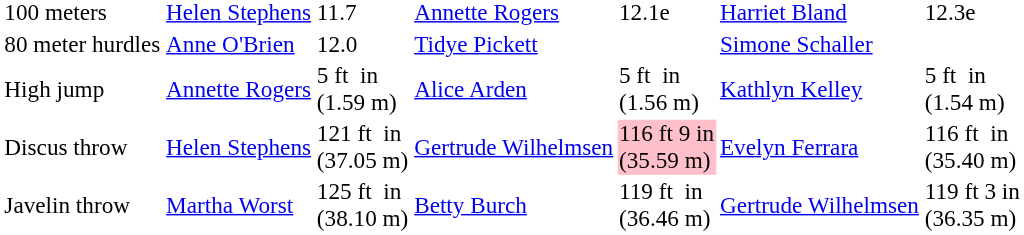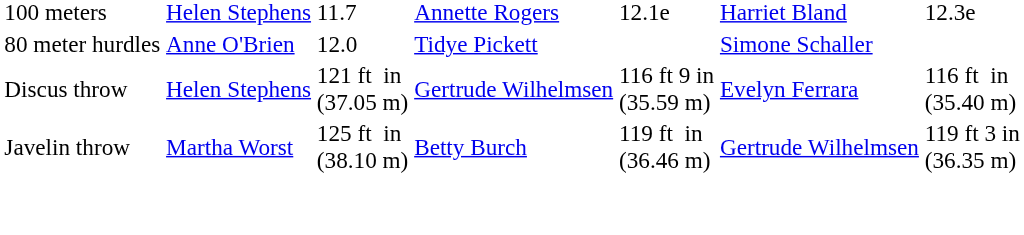- row: (54, 89)
(667, 147) pink background -> (667, 89) no background
